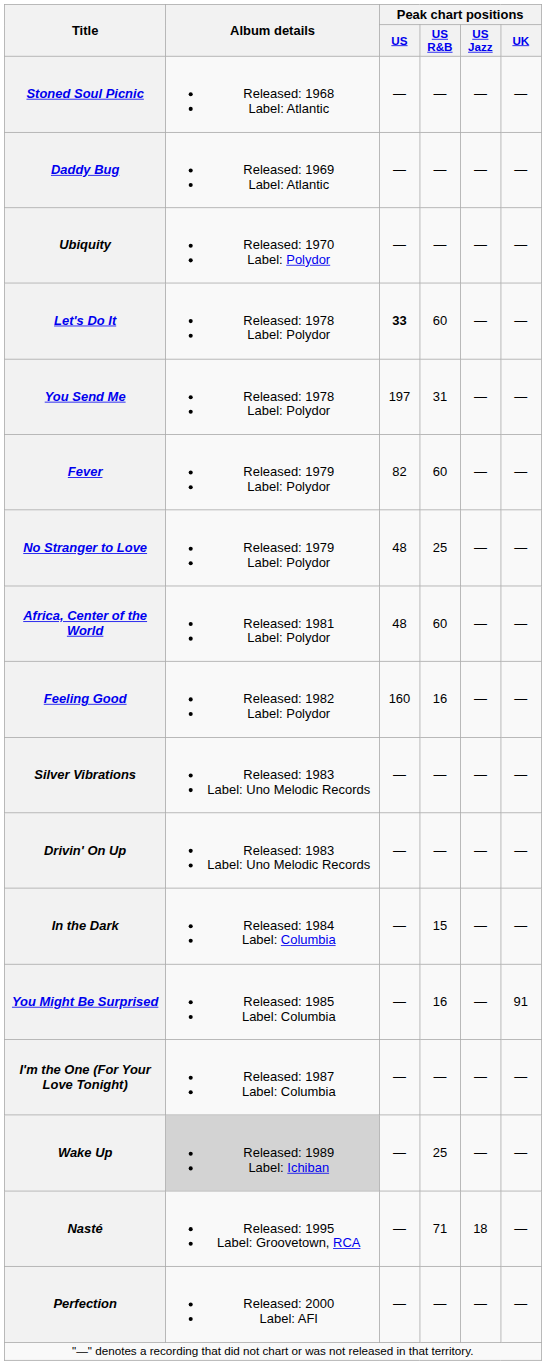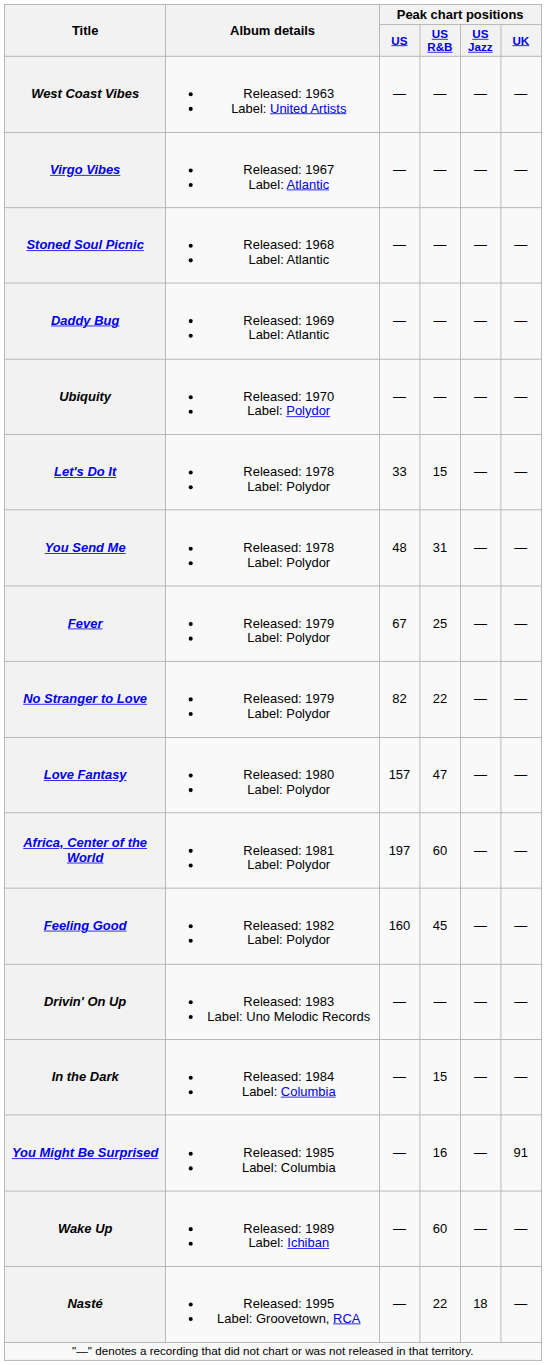+ row: (85, 94)
+ row: (85, 169)
(399, 321) bold -> (399, 472) normal
(440, 321) 60 -> (440, 472) 15
(399, 396) 197 -> (399, 548) 48
(399, 472) 82 -> (399, 623) 67
(440, 472) 60 -> (440, 623) 25
(399, 548) 48 -> (399, 699) 82
(440, 548) 25 -> (440, 699) 22
+ row: (85, 774)
(399, 623) 48 -> (399, 850) 197
(440, 699) 16 -> (440, 926) 45
- row: (85, 774)
- row: (85, 1077)
(273, 1160) lightgrey background -> (273, 1236) no background
(440, 1153) 25 -> (440, 1228) 60
(440, 1228) 71 -> (440, 1304) 22
- row: (85, 1304)
